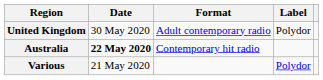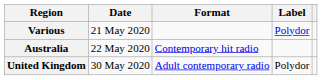rows swapped: (46, 65) <-> (46, 30)
(121, 48) bold -> (120, 48) normal
